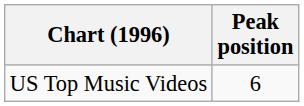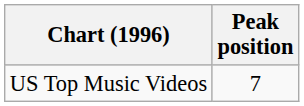(255, 82) 6 -> (255, 82) 7
